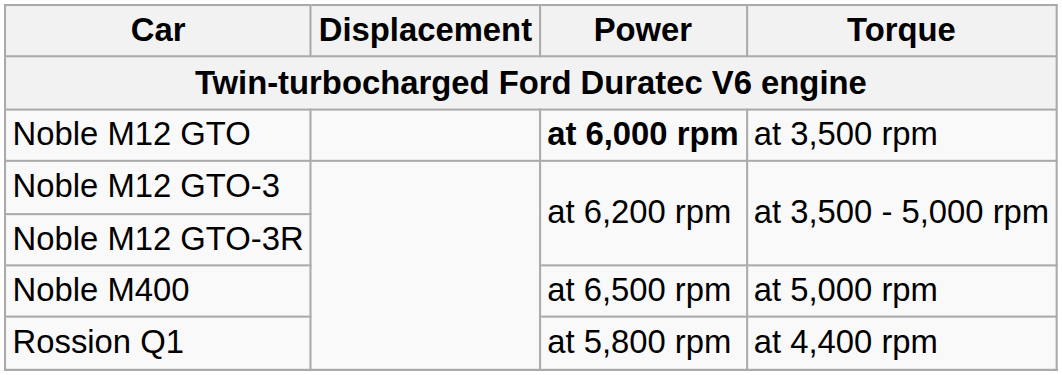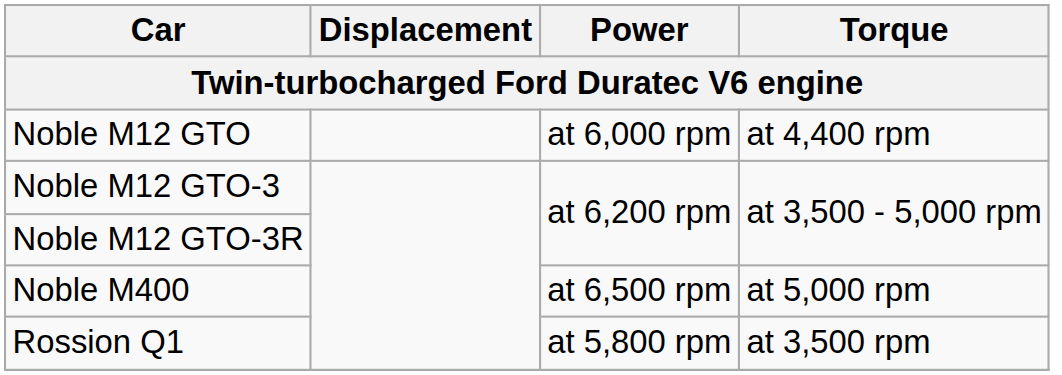(643, 134) bold -> (639, 134) normal
(846, 134) at 3,500 rpm -> (839, 134) at 4,400 rpm
(846, 342) at 4,400 rpm -> (839, 342) at 3,500 rpm
